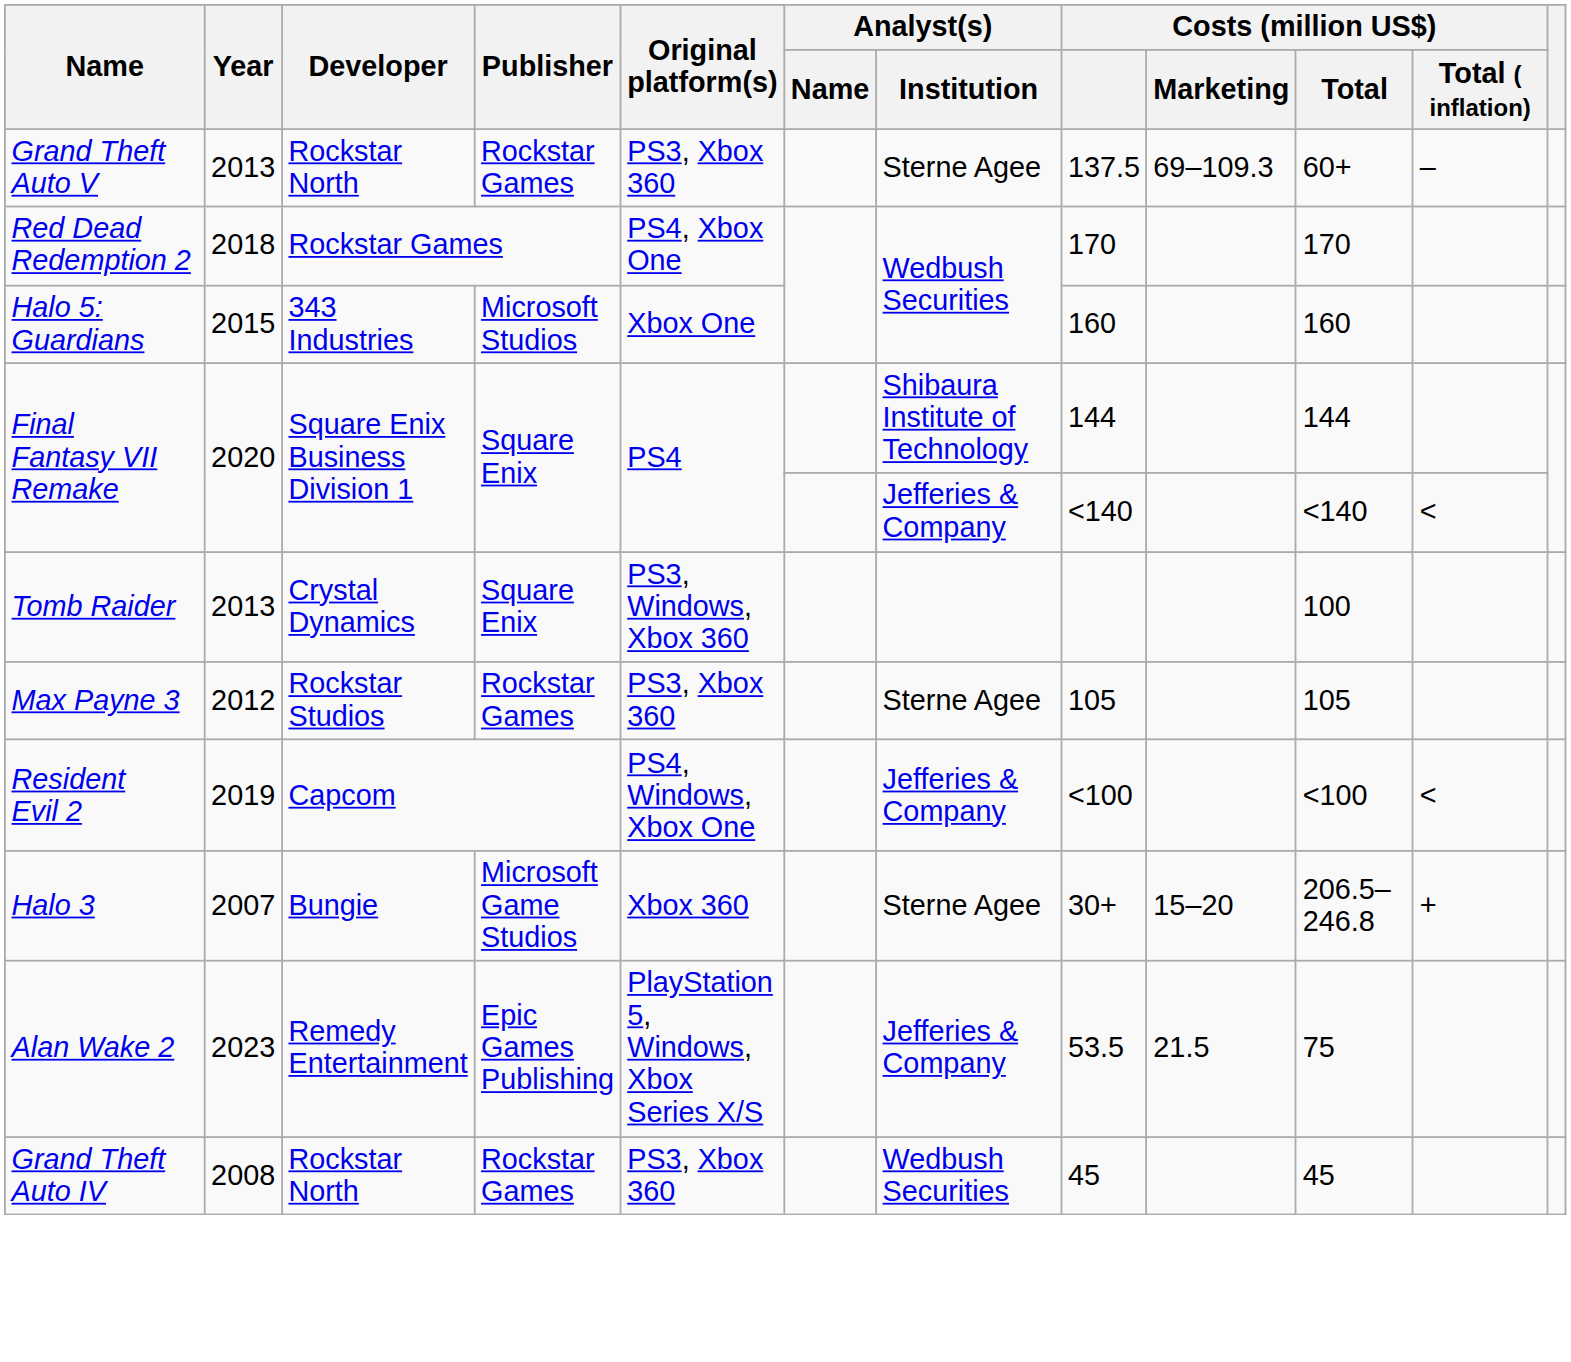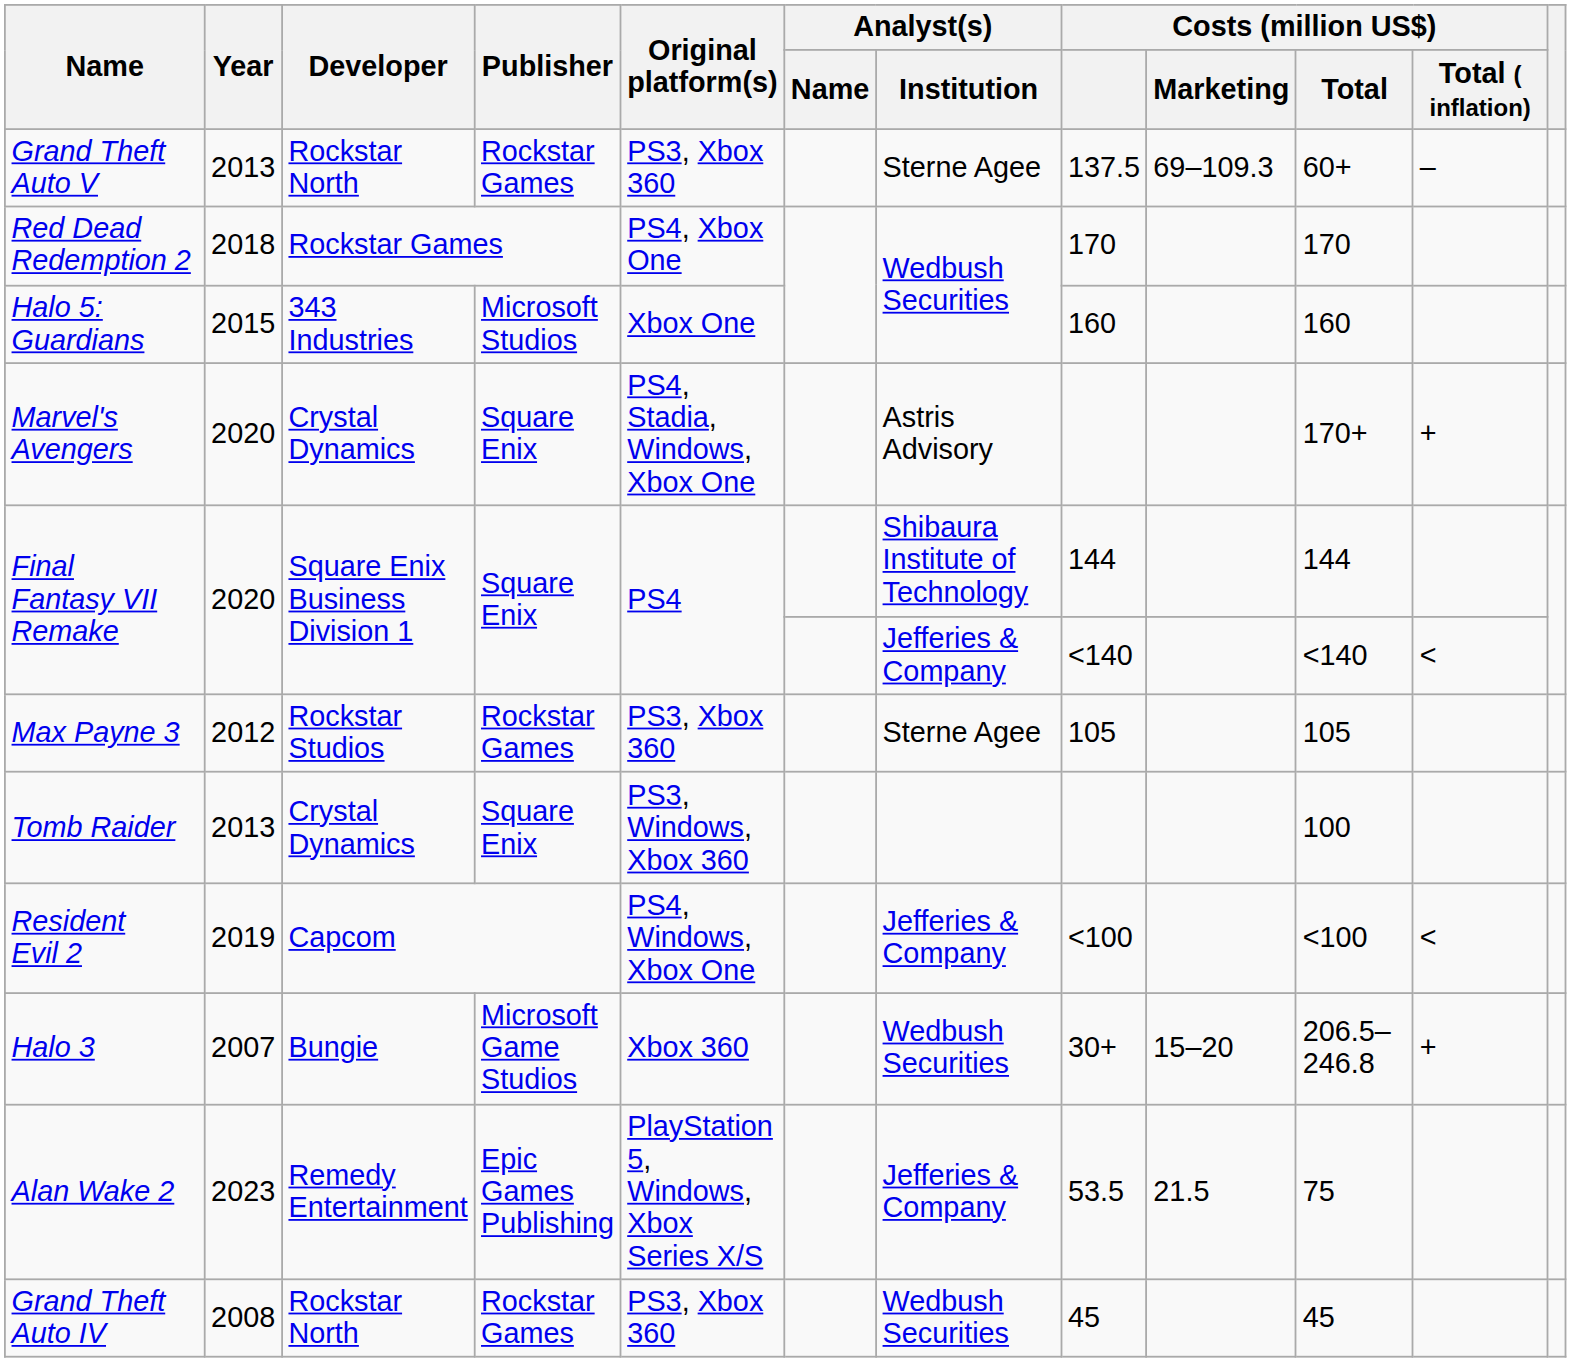+ row: (72, 433)
rows swapped: (96, 700) <-> (93, 606)
(962, 905) Sterne Agee -> (946, 1048) Wedbush Securities
